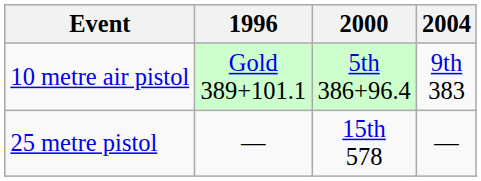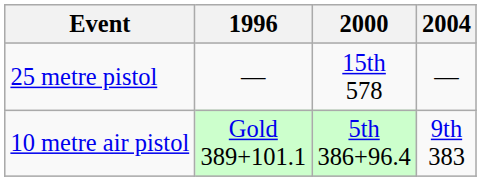rows swapped: (100, 76) <-> (84, 142)
